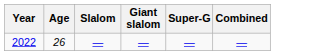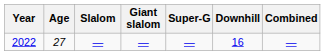+ column: (238, 19)
(59, 42) 26 -> (59, 42) 27
